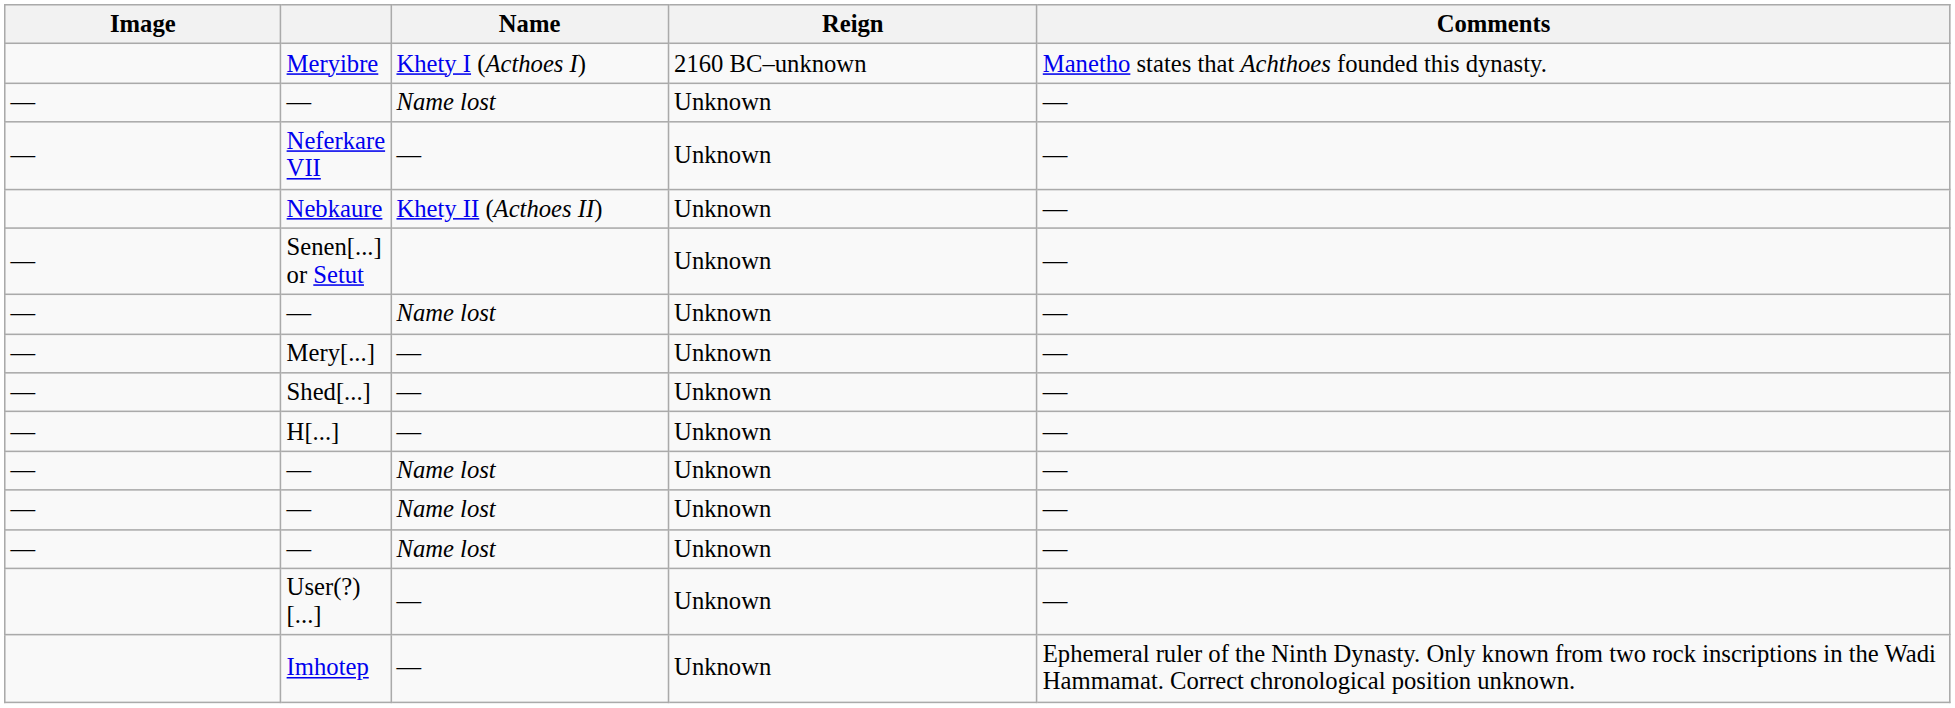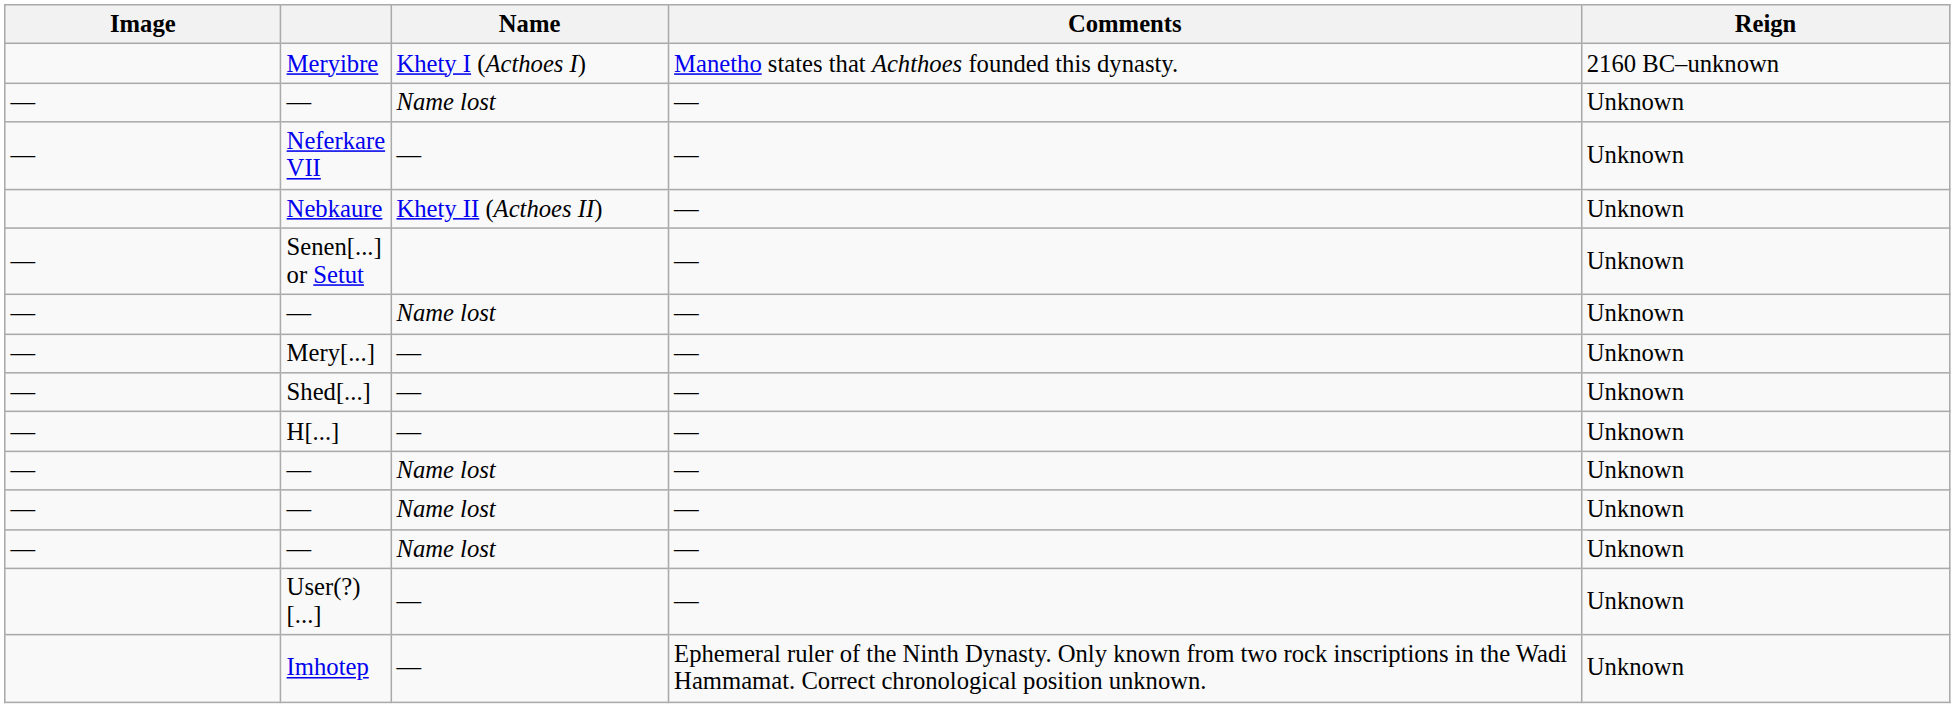columns swapped: (1493, 24) <-> (853, 24)
